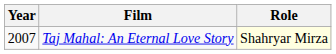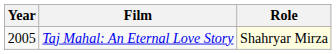(22, 37) 2007 -> (22, 37) 2005
